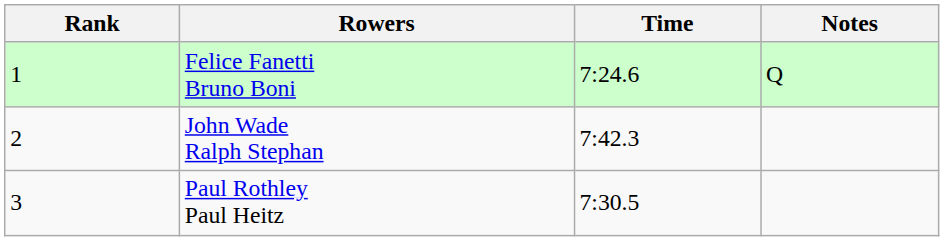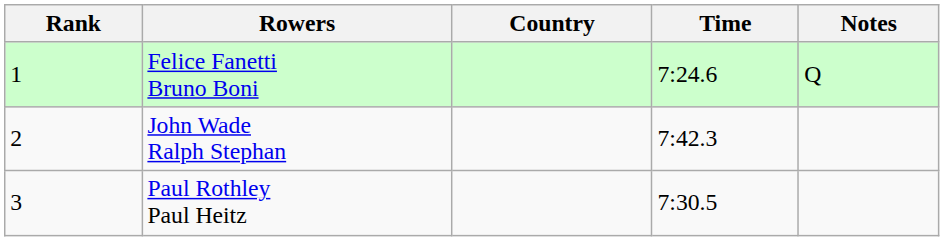+ column: (552, 23)
